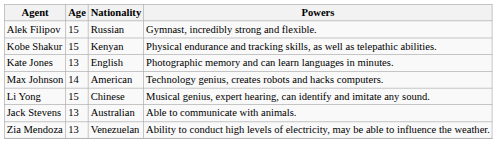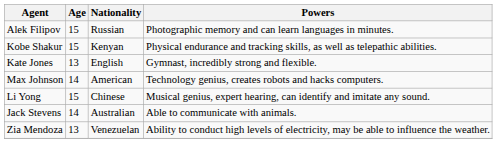(231, 29) Gymnast, incredibly strong and flexible. -> (270, 29) Photographic memory and can learn languages in minutes.
(270, 63) Photographic memory and can learn languages in minutes. -> (231, 63) Gymnast, incredibly strong and flexible.
(74, 113) 13 -> (74, 113) 14
